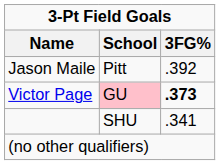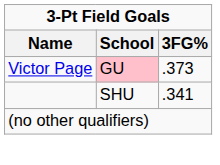- row: (52, 69)
(181, 95) bold -> (178, 69) normal
